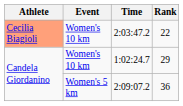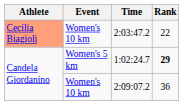(83, 60) Women's 10 km -> (87, 60) Women's 5 km
(165, 60) normal -> (165, 60) bold
(87, 87) Women's 5 km -> (83, 87) Women's 10 km
